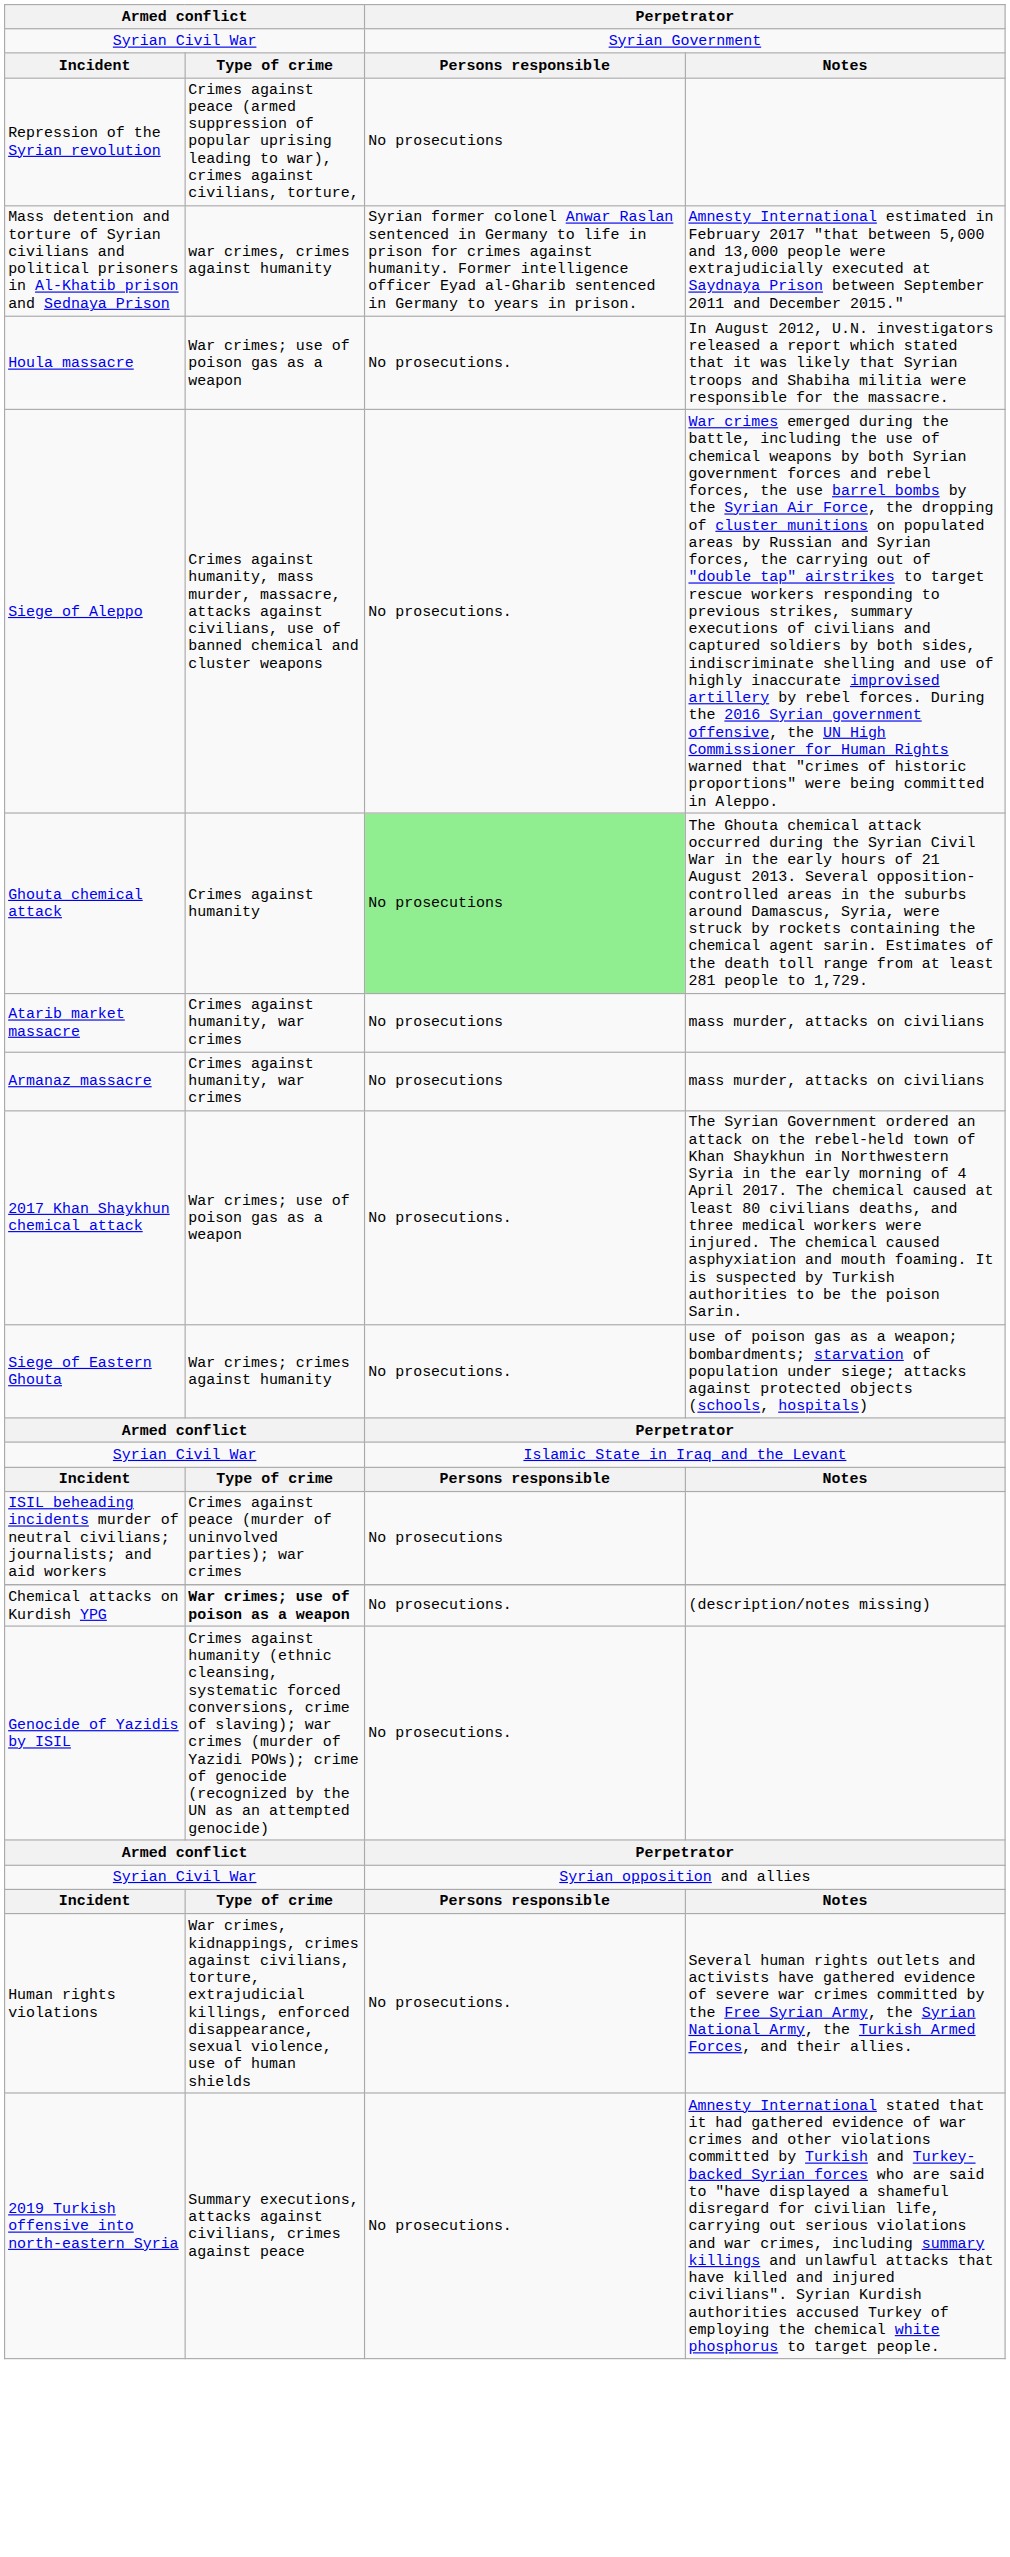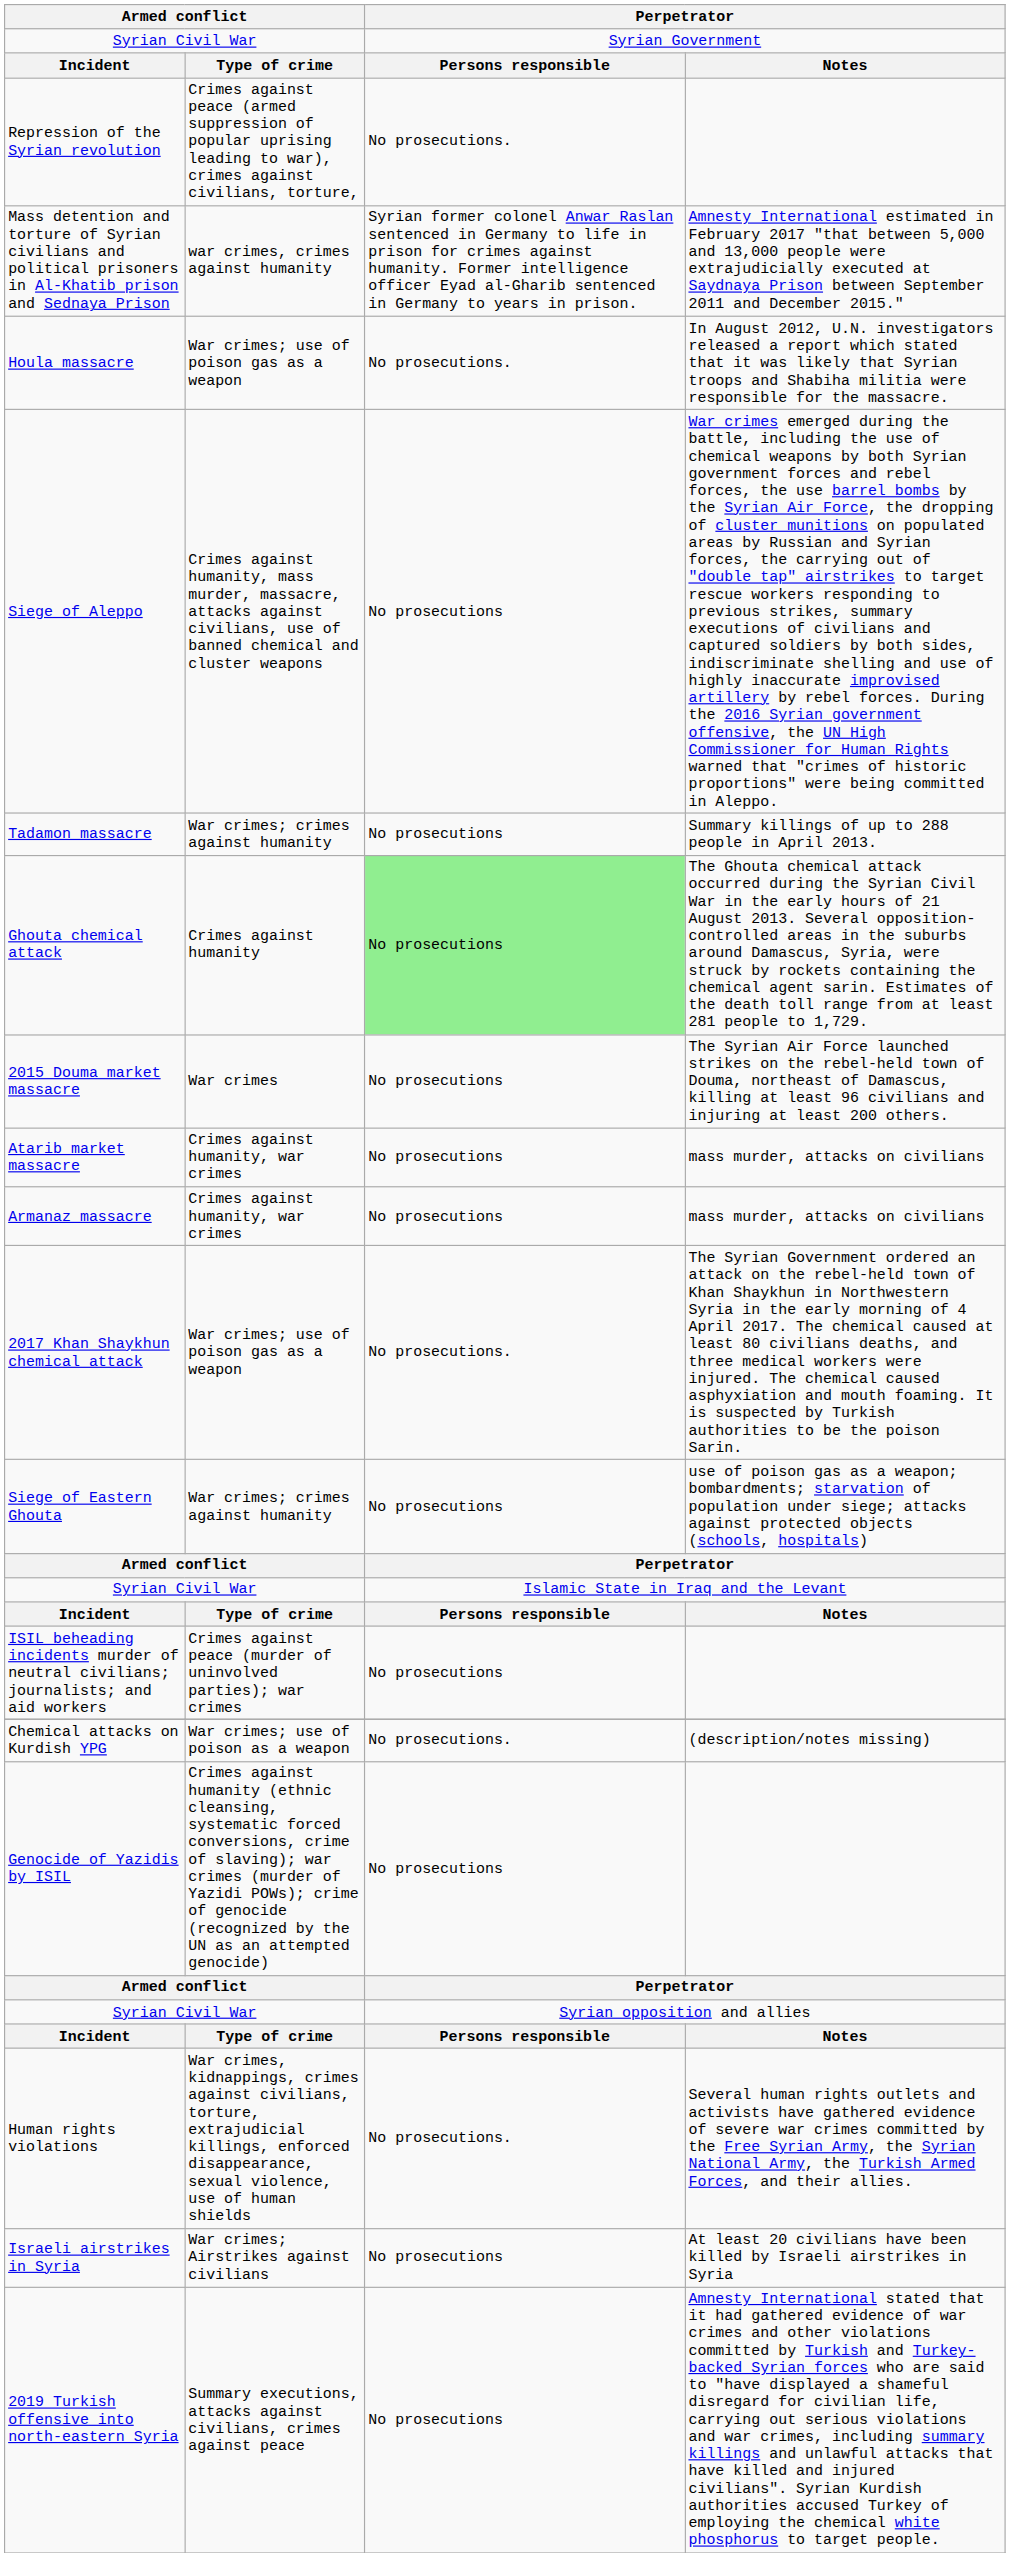(436, 142) No prosecutions -> (440, 142) No prosecutions.
(440, 611) No prosecutions. -> (436, 611) No prosecutions
+ row: (80, 834)
+ row: (84, 1081)
(440, 1372) No prosecutions. -> (436, 1507) No prosecutions
(269, 1605) bold -> (269, 1740) normal
(440, 1733) No prosecutions. -> (436, 1868) No prosecutions
+ row: (89, 2258)
(440, 2226) No prosecutions. -> (436, 2420) No prosecutions
